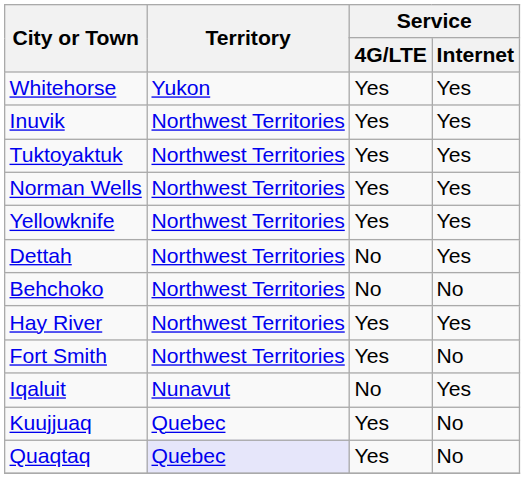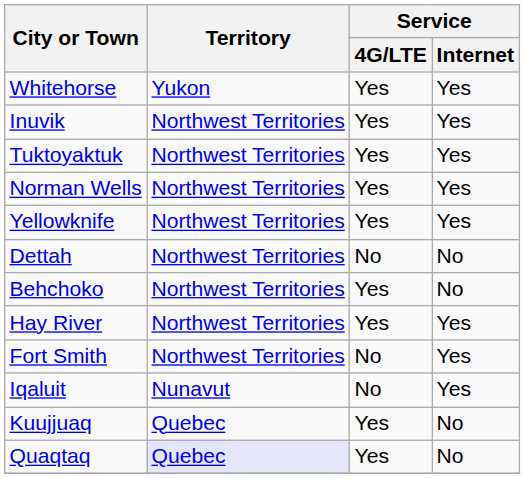(454, 255) Yes -> (450, 255) No
(368, 289) No -> (372, 289) Yes
(372, 356) Yes -> (368, 356) No
(450, 356) No -> (454, 356) Yes
